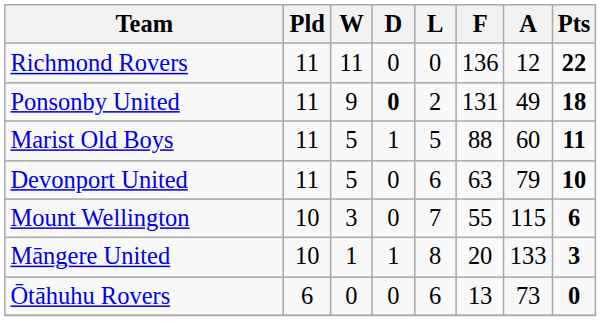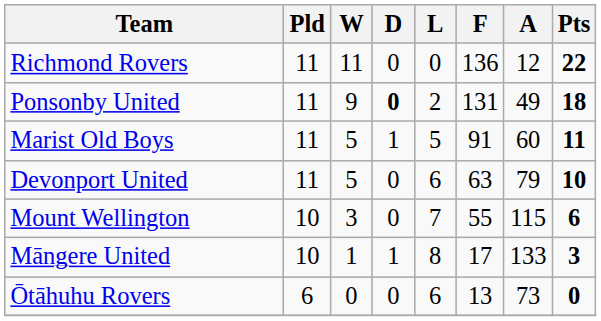(480, 140) 88 -> (480, 140) 91
(480, 256) 20 -> (480, 256) 17
